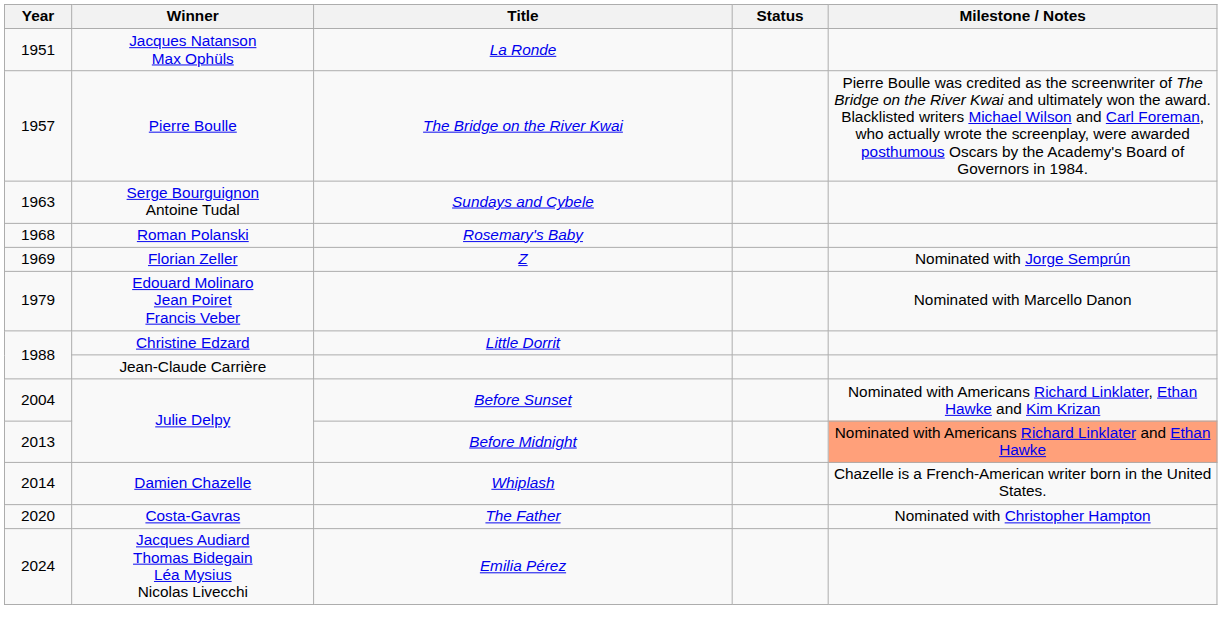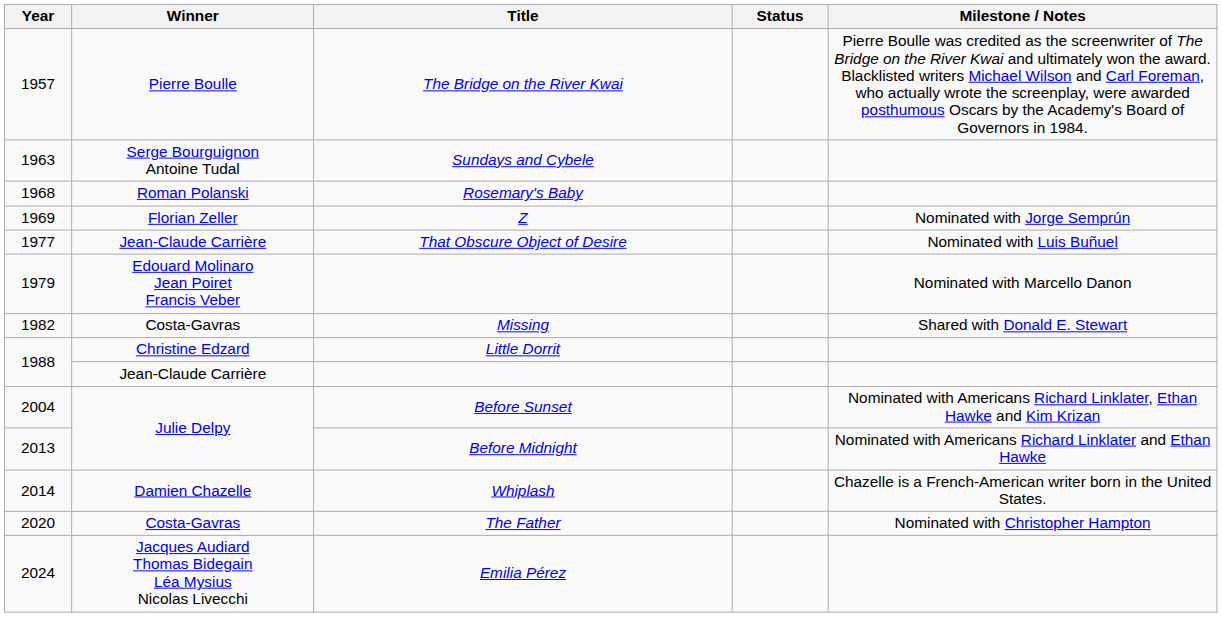- row: (38, 49)
+ row: (38, 242)
+ row: (38, 325)
(1023, 441) lightsalmon background -> (1023, 448) no background
